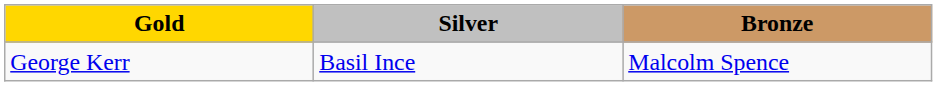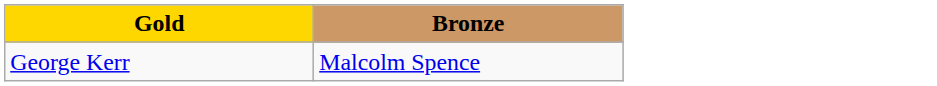- column: (468, 23)
